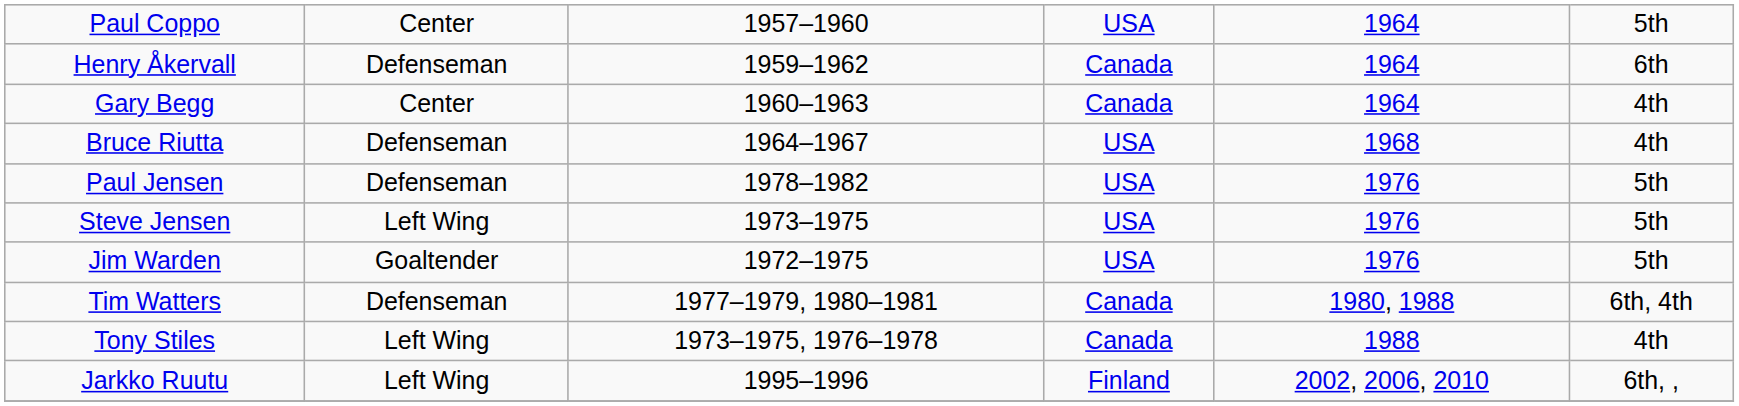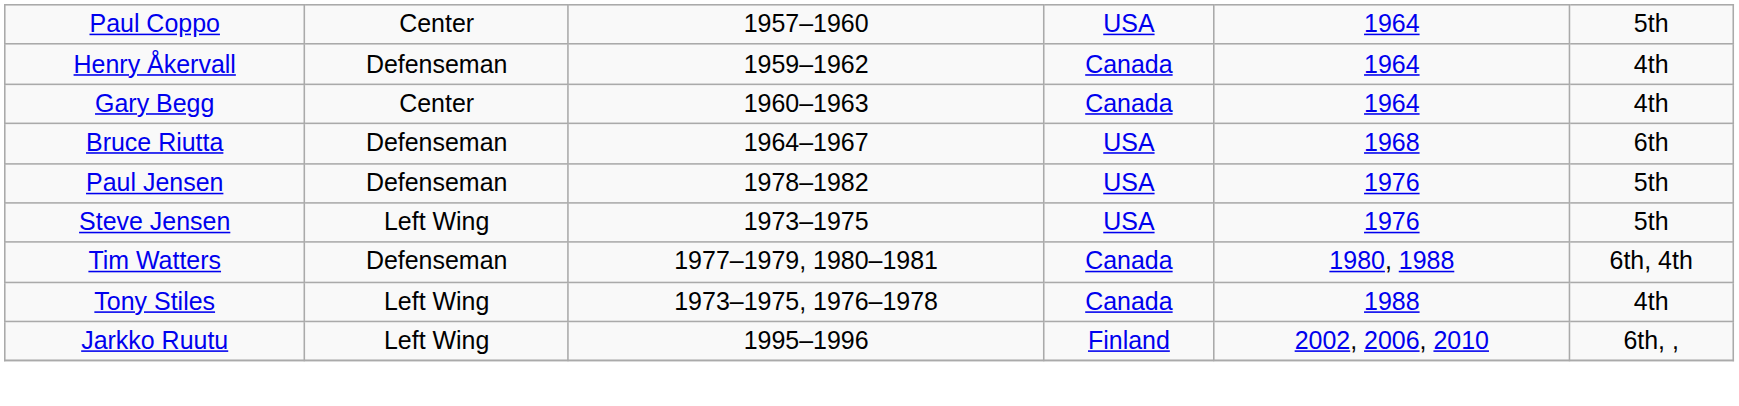(1651, 63) 6th -> (1651, 63) 4th
(1651, 143) 4th -> (1651, 143) 6th
- row: (155, 261)
